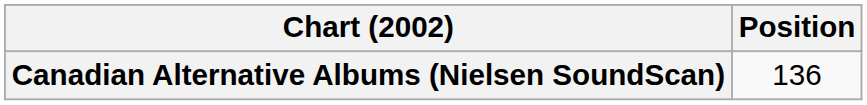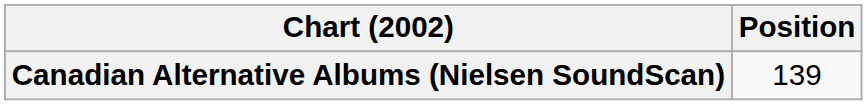(797, 74) 136 -> (797, 74) 139
